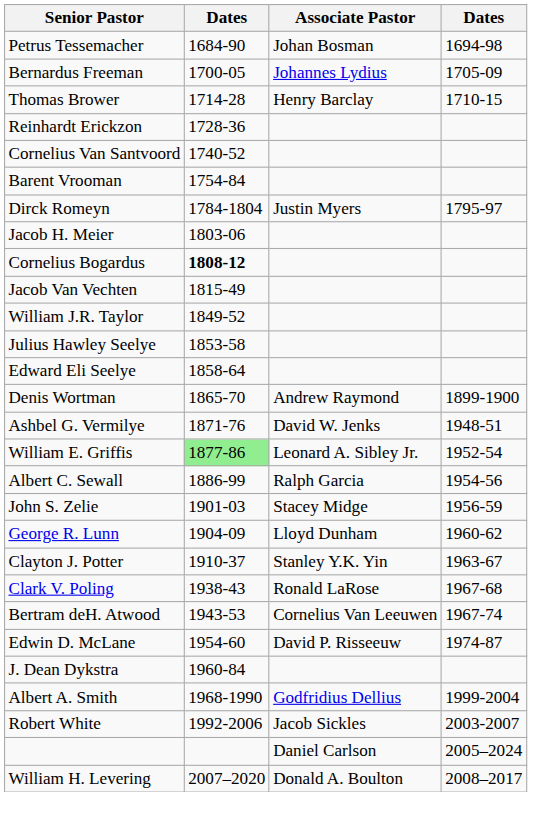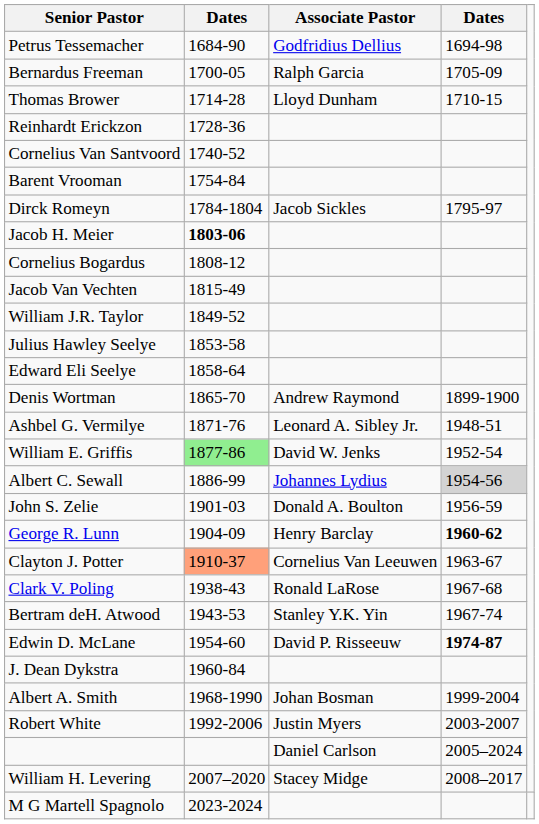(323, 45) Johan Bosman -> (337, 45) Godfridius Dellius
(330, 72) Johannes Lydius -> (319, 72) Ralph Garcia
(323, 99) Henry Barclay -> (325, 99) Lloyd Dunham
(317, 208) Justin Myers -> (319, 208) Jacob Sickles
(217, 235) normal -> (217, 235) bold
(217, 262) bold -> (217, 262) normal
(327, 425) David W. Jenks -> (346, 425) Leonard A. Sibley Jr.
(346, 452) Leonard A. Sibley Jr. -> (327, 452) David W. Jenks
(319, 479) Ralph Garcia -> (330, 479) Johannes Lydius
(474, 479) no background -> (474, 479) lightgrey background
(320, 506) Stacey Midge -> (338, 506) Donald A. Boulton
(325, 533) Lloyd Dunham -> (323, 533) Henry Barclay
(474, 533) normal -> (474, 533) bold
(217, 561) no background -> (217, 561) lightsalmon background
(330, 561) Stanley Y.K. Yin -> (355, 561) Cornelius Van Leeuwen
(355, 615) Cornelius Van Leeuwen -> (330, 615) Stanley Y.K. Yin
(474, 642) normal -> (474, 642) bold
(337, 696) Godfridius Dellius -> (323, 696) Johan Bosman
(319, 724) Jacob Sickles -> (317, 724) Justin Myers
(338, 778) Donald A. Boulton -> (320, 778) Stacey Midge
+ row: (86, 805)
